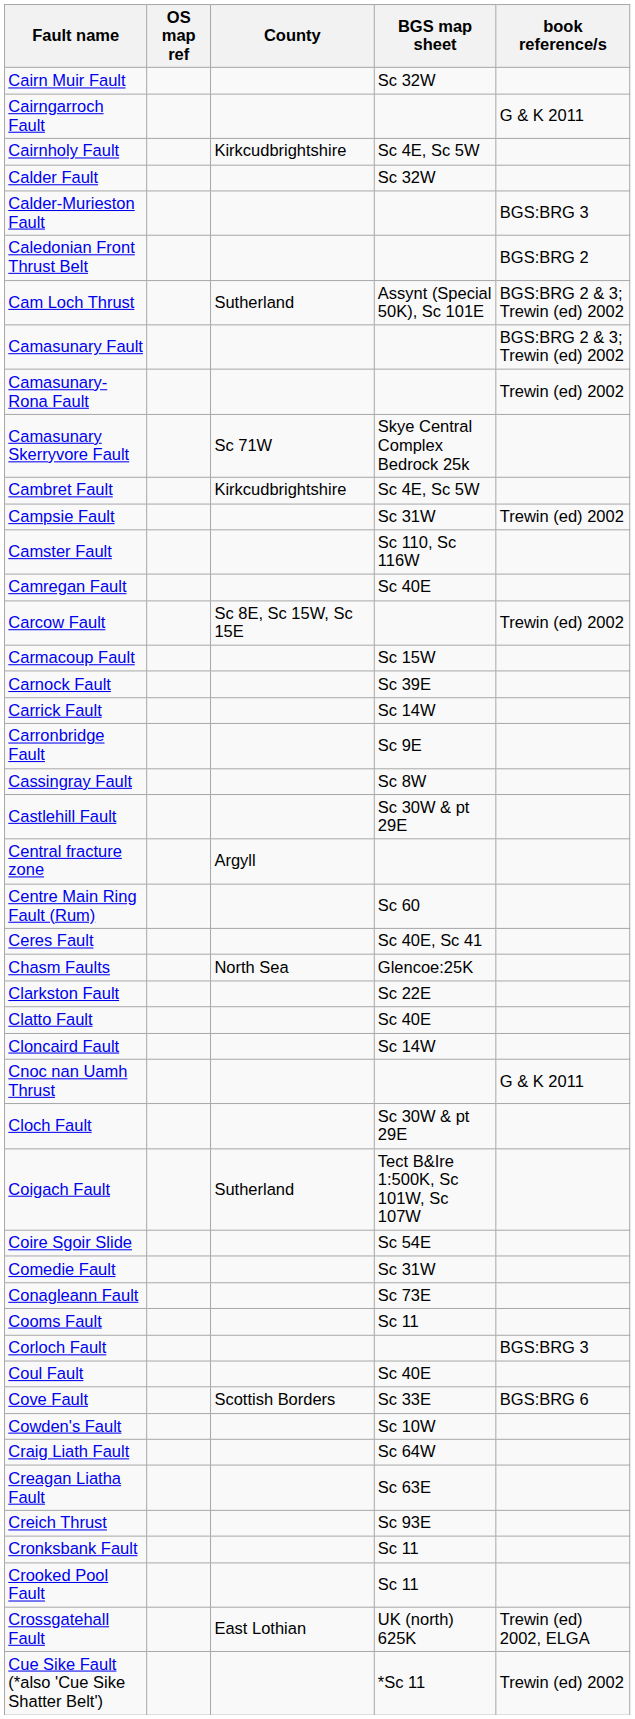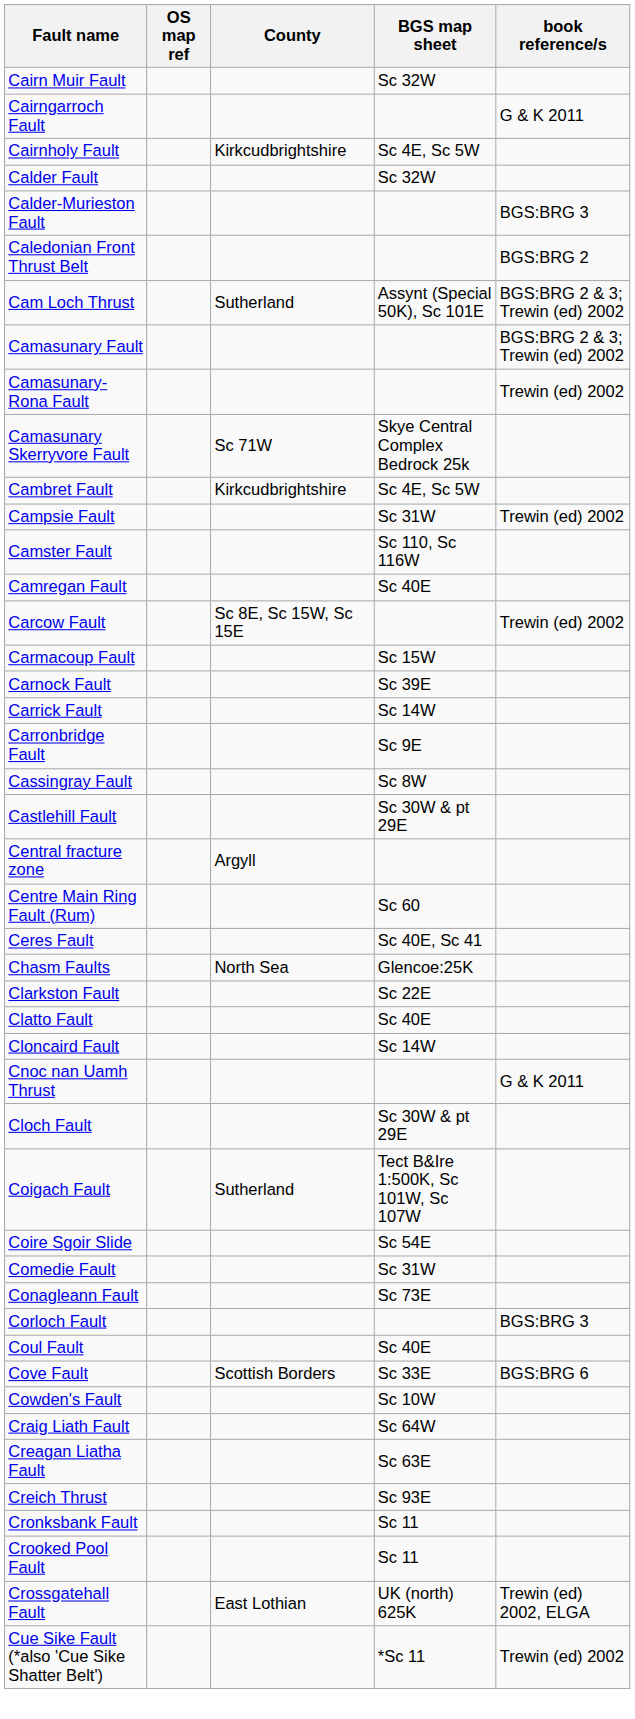- row: (55, 1321)
